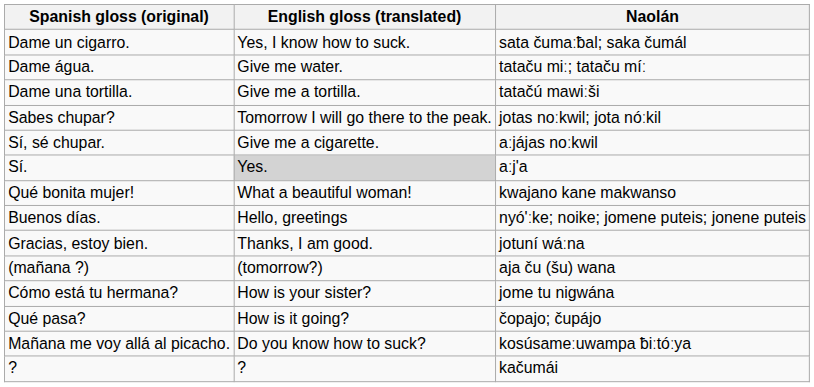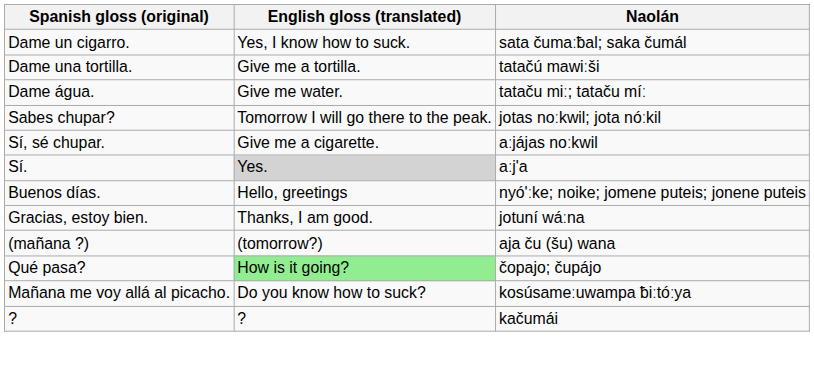rows swapped: (70, 92) <-> (51, 67)
- row: (71, 192)
- row: (93, 293)
(293, 318) no background -> (293, 268) lightgreen background
